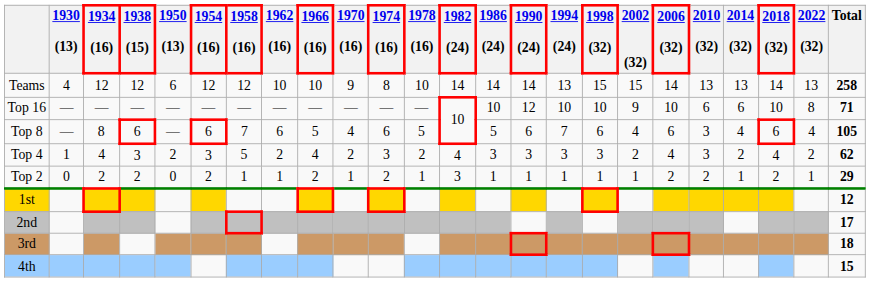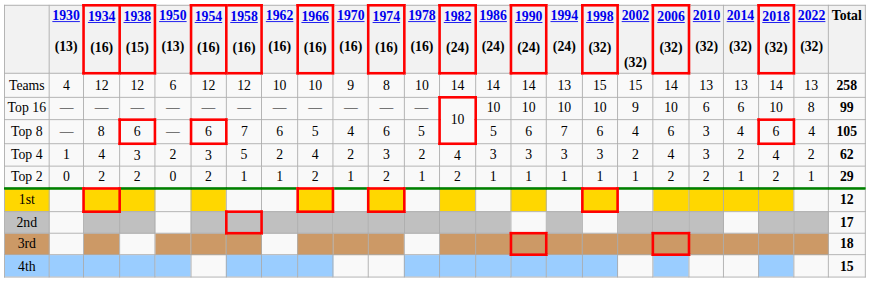(529, 108) 12 -> (529, 108) 10
(847, 108) 71 -> (847, 108) 99
(458, 176) 3 -> (458, 176) 2
